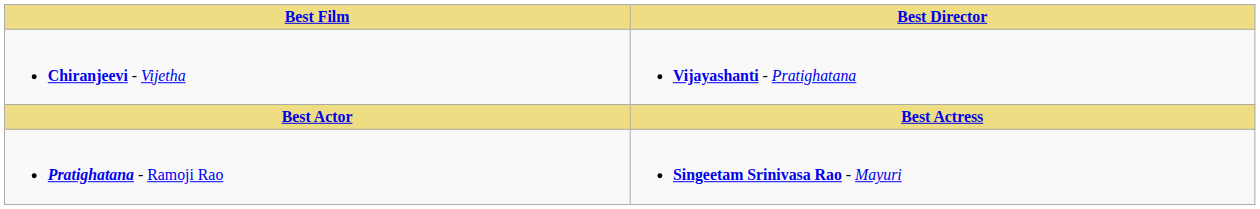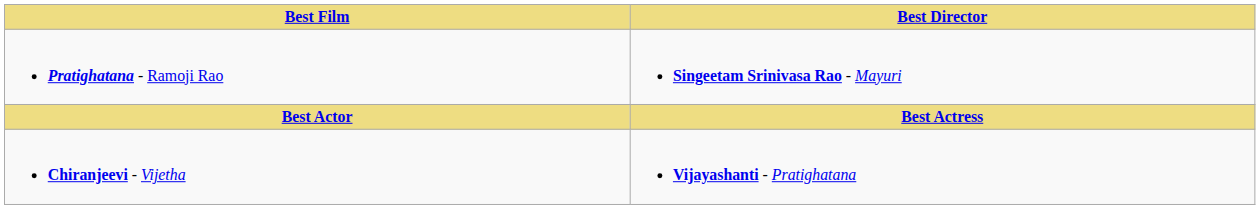rows swapped: (317, 176) <-> (317, 76)
